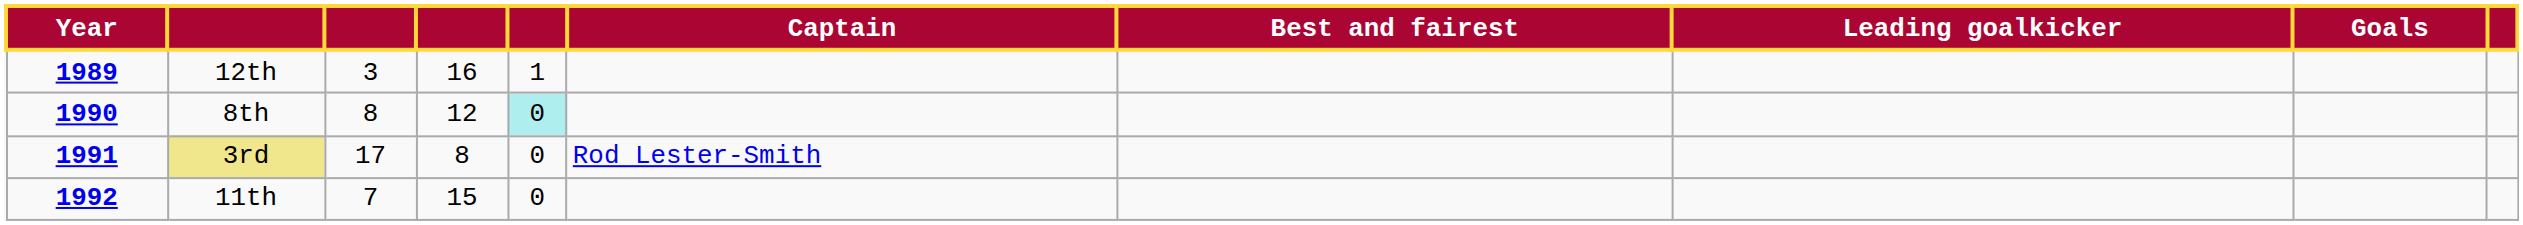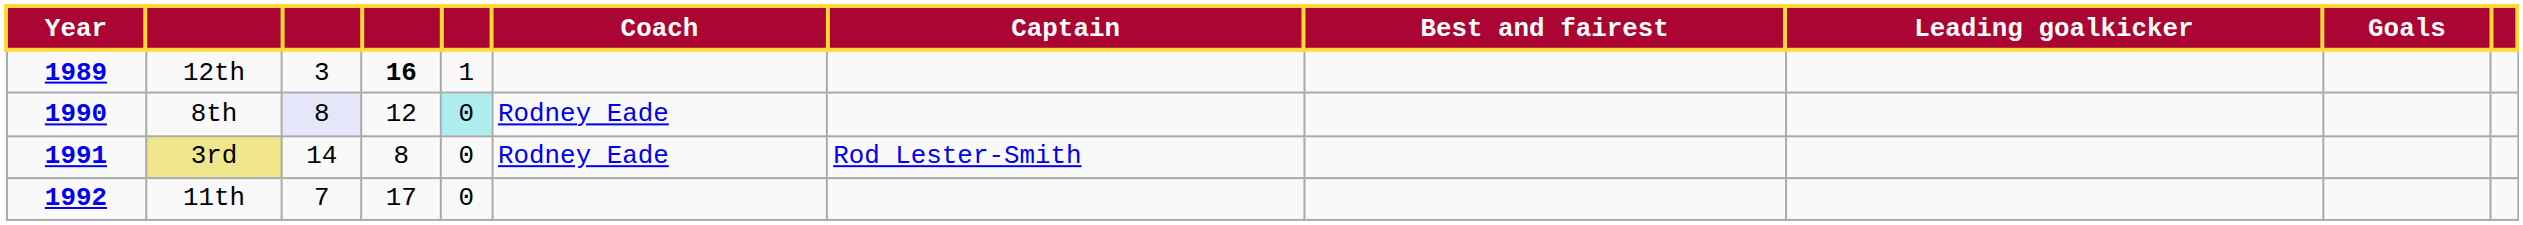+ column: (659, 28)
(462, 72) normal -> (401, 72) bold
(370, 114) no background -> (322, 114) lavender background
(370, 157) 17 -> (322, 157) 14
(462, 199) 15 -> (401, 199) 17
